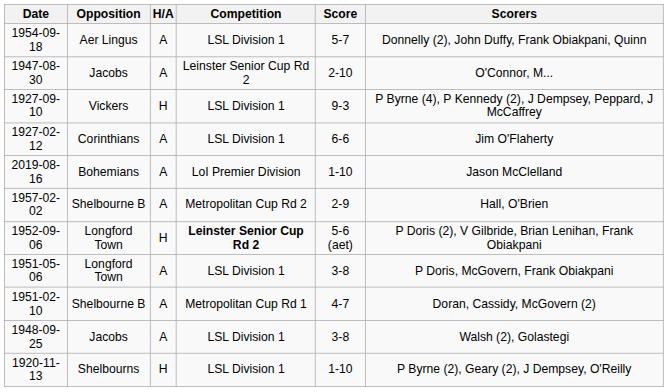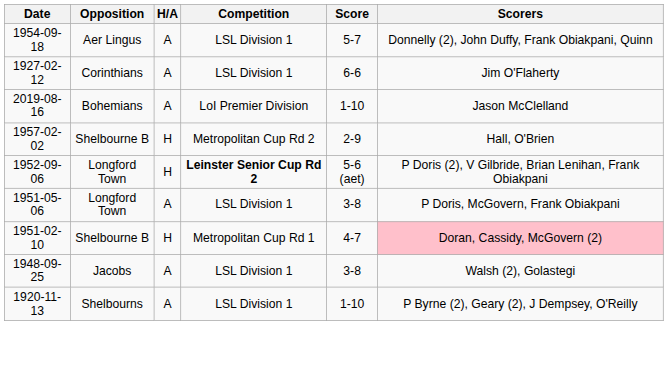- row: (36, 73)
- row: (36, 106)
(163, 205) A -> (168, 139) H
(163, 303) A -> (168, 238) H
(514, 303) no background -> (520, 238) pink background
(163, 369) H -> (168, 303) A
